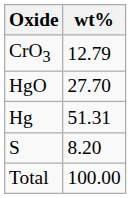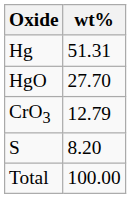rows swapped: (21, 117) <-> (30, 53)
